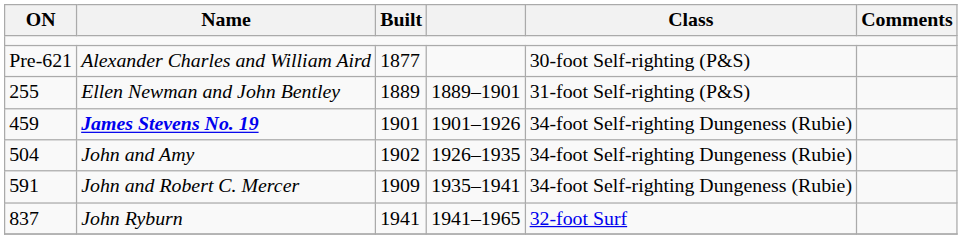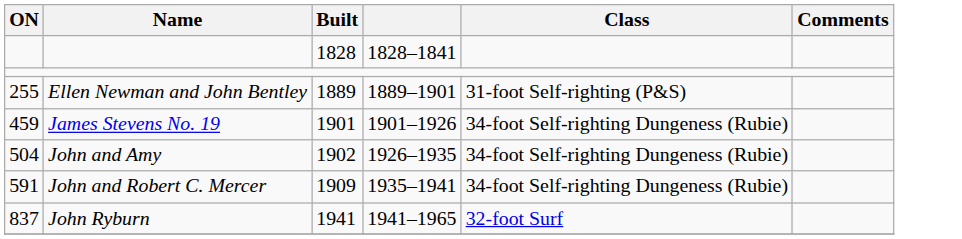+ row: (24, 52)
- row: (41, 60)
(170, 123) bold -> (134, 123) normal
